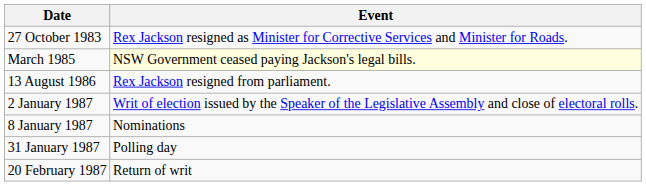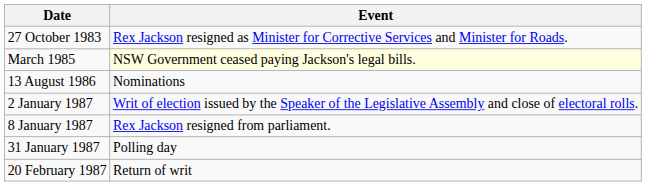(222, 81) Rex Jackson resigned from parliament. -> (149, 81) Nominations
(149, 125) Nominations -> (222, 125) Rex Jackson resigned from parliament.
